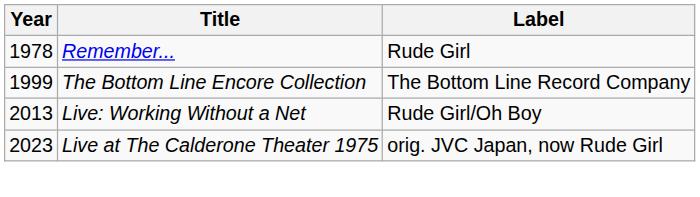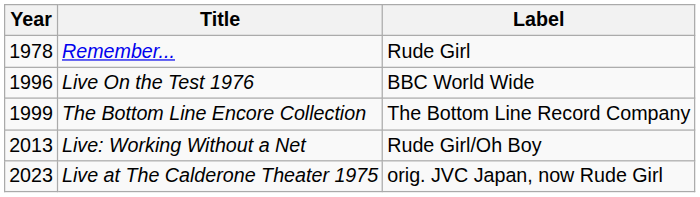+ row: (158, 82)
